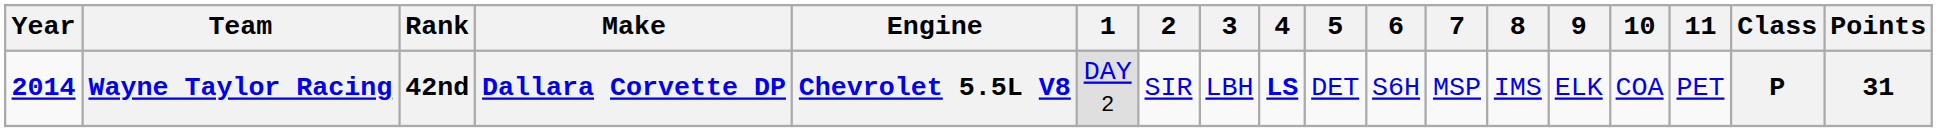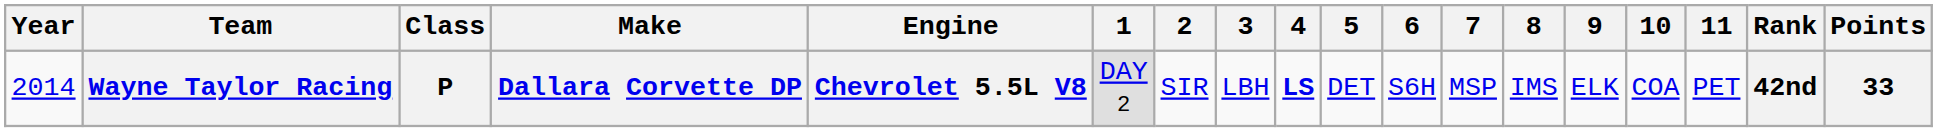columns swapped: (1777, 27) <-> (437, 27)
(44, 88) bold -> (44, 88) normal
(1878, 88) 31 -> (1878, 88) 33
